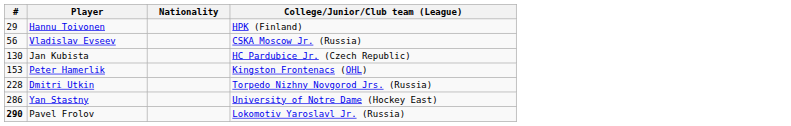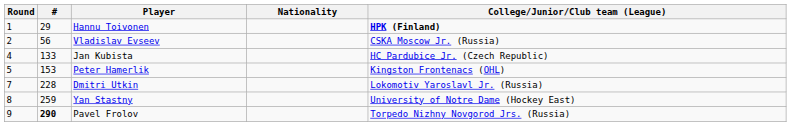+ column: (21, 12)
(267, 26) normal -> (405, 26) bold
(15, 56) 130 -> (48, 56) 133
(332, 85) Torpedo Nizhny Novgorod Jrs. (Russia) -> (457, 85) Lokomotiv Yaroslavl Jr. (Russia)
(15, 99) 286 -> (48, 99) 259
(319, 114) Lokomotiv Yaroslavl Jr. (Russia) -> (470, 114) Torpedo Nizhny Novgorod Jrs. (Russia)
